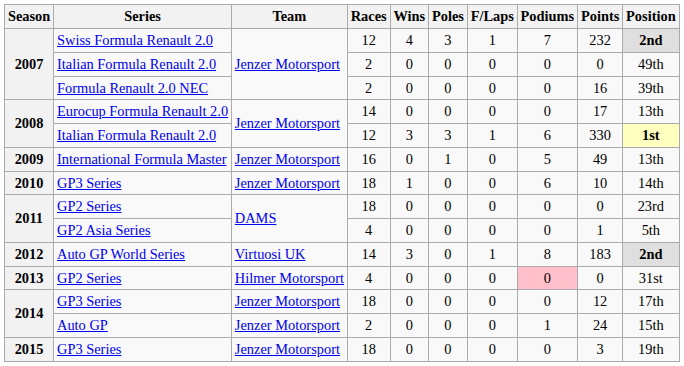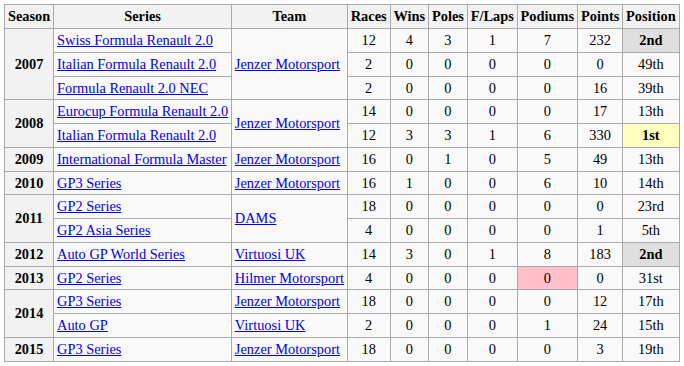(369, 183) 18 -> (369, 183) 16
(287, 325) Jenzer Motorsport -> (270, 325) Virtuosi UK
